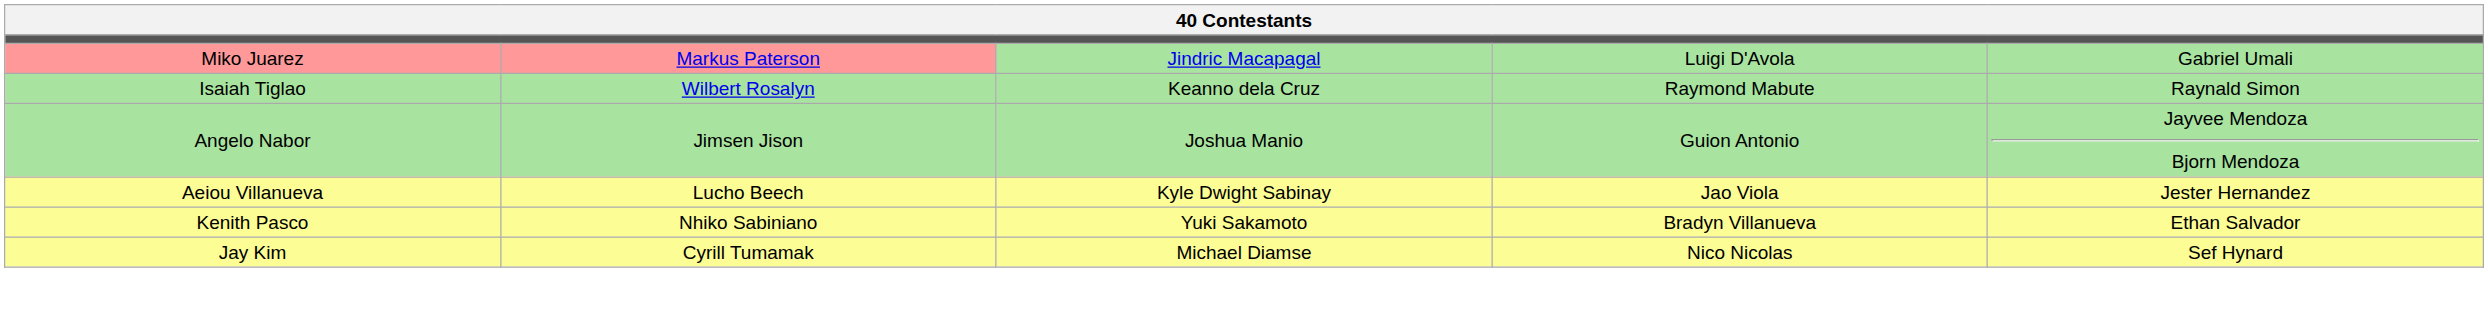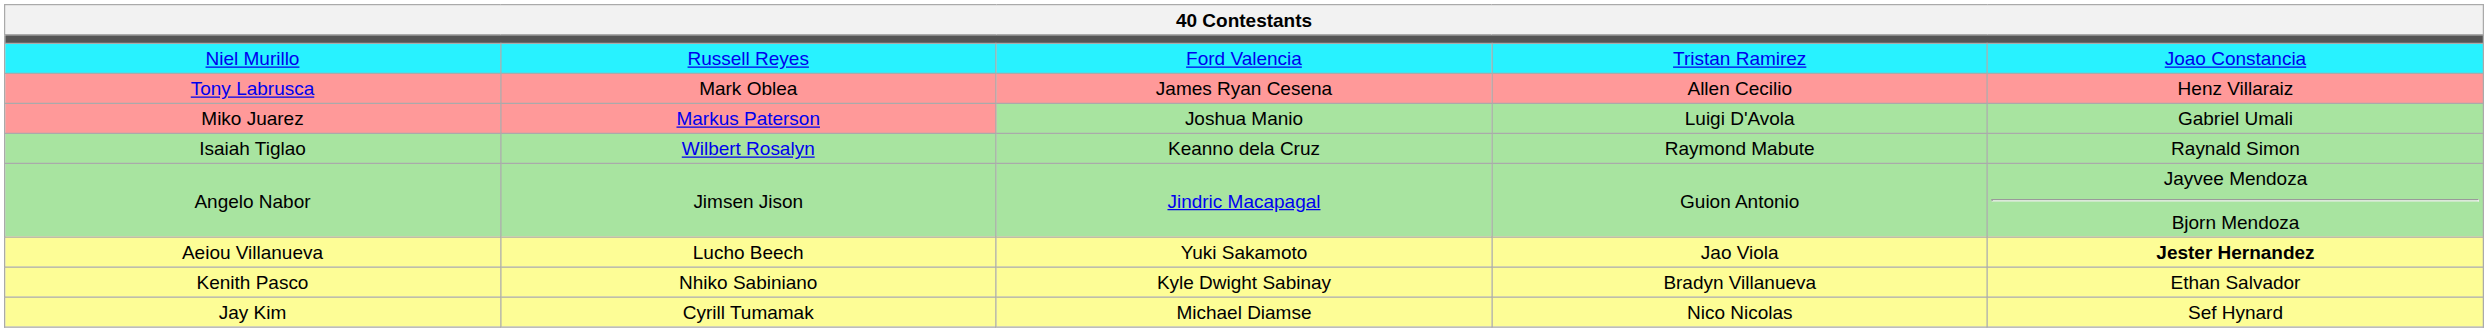+ row: (252, 59)
+ row: (252, 89)
(1244, 59) Jindric Macapagal -> (1244, 119) Joshua Manio
(1244, 140) Joshua Manio -> (1244, 200) Jindric Macapagal
(1244, 192) Kyle Dwight Sabinay -> (1244, 252) Yuki Sakamoto
(2235, 192) normal -> (2235, 252) bold
(1244, 222) Yuki Sakamoto -> (1244, 282) Kyle Dwight Sabinay
